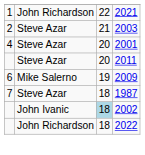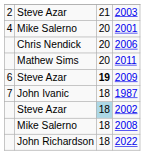- row: (126, 12)
(42, 45) Steve Azar -> (47, 28) Mike Salerno
+ row: (126, 45)
(42, 61) Steve Azar -> (48, 61) Mathew Sims
(47, 77) Mike Salerno -> (42, 77) Steve Azar
(104, 77) normal -> (104, 77) bold
(42, 93) Steve Azar -> (43, 93) John Ivanic
(43, 110) John Ivanic -> (42, 110) Steve Azar
+ row: (126, 126)
